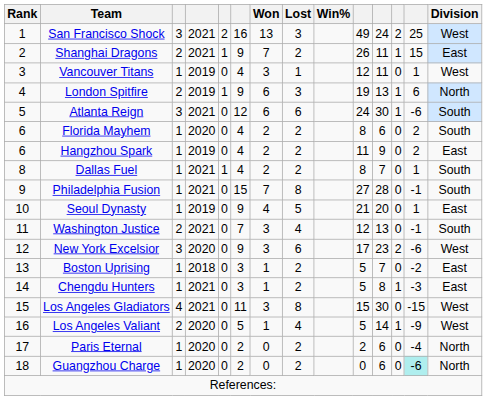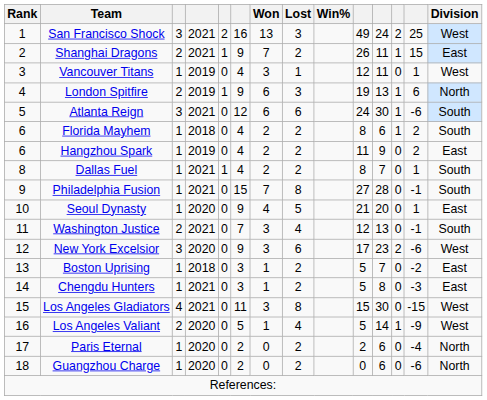(202, 131) 2020 -> (202, 131) 2018
(398, 131) 0 -> (398, 131) 1
(202, 209) 2019 -> (202, 209) 2020
(398, 287) 1 -> (398, 287) 0
(416, 365) paleturquoise background -> (416, 365) no background
